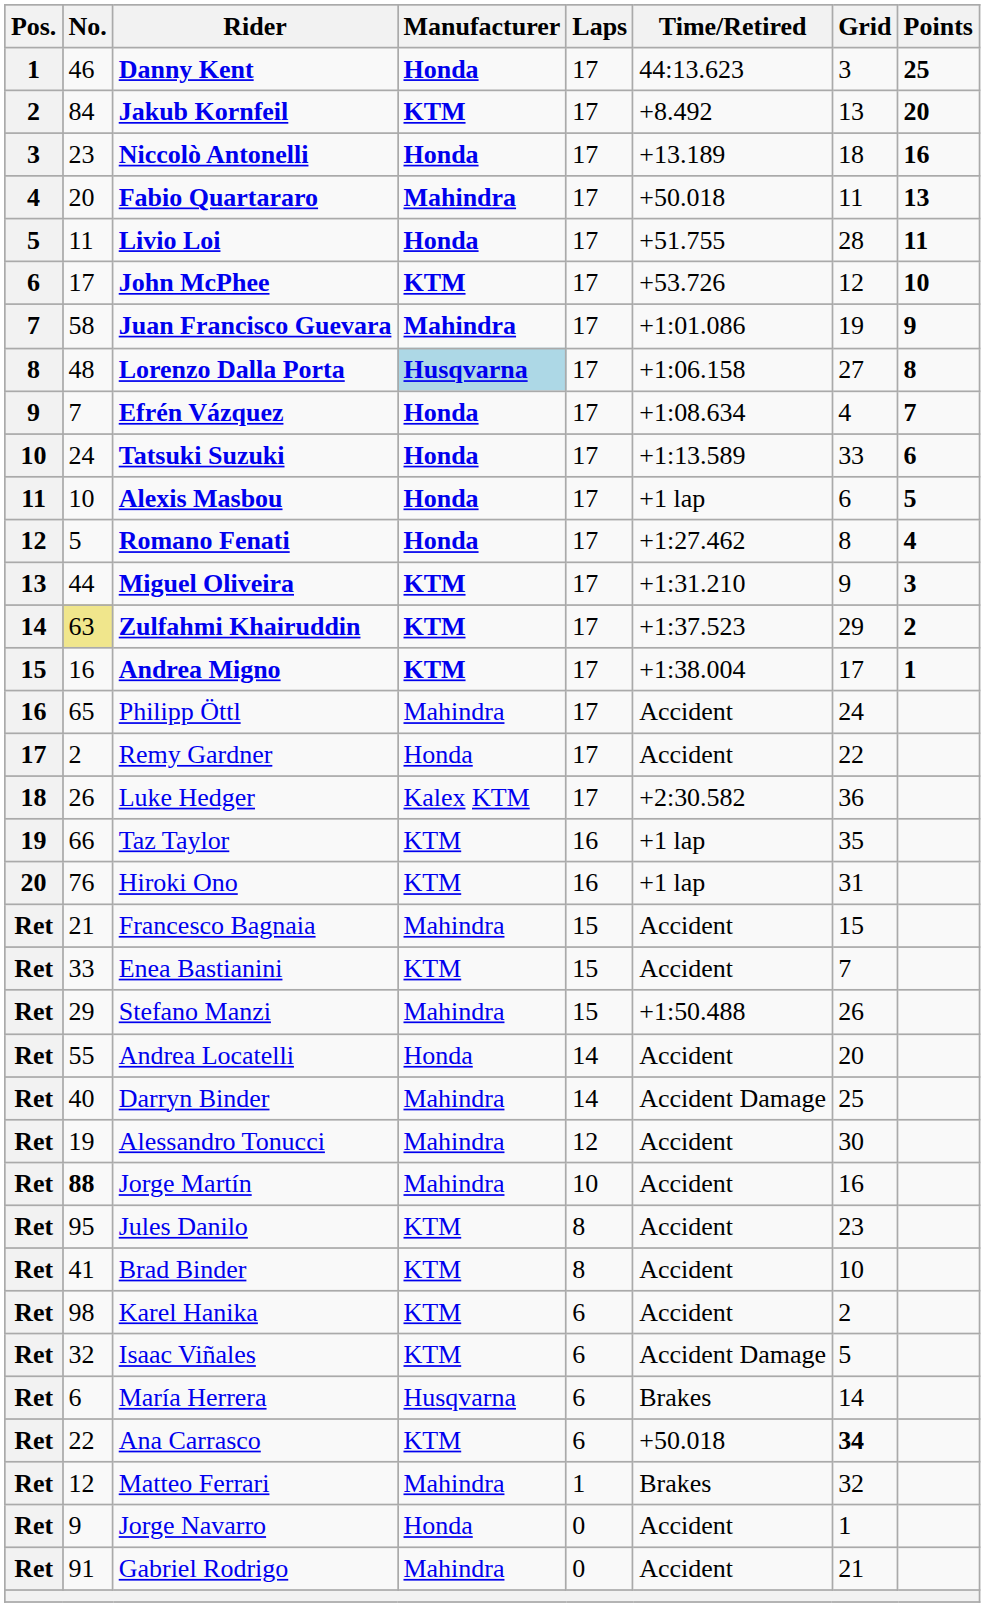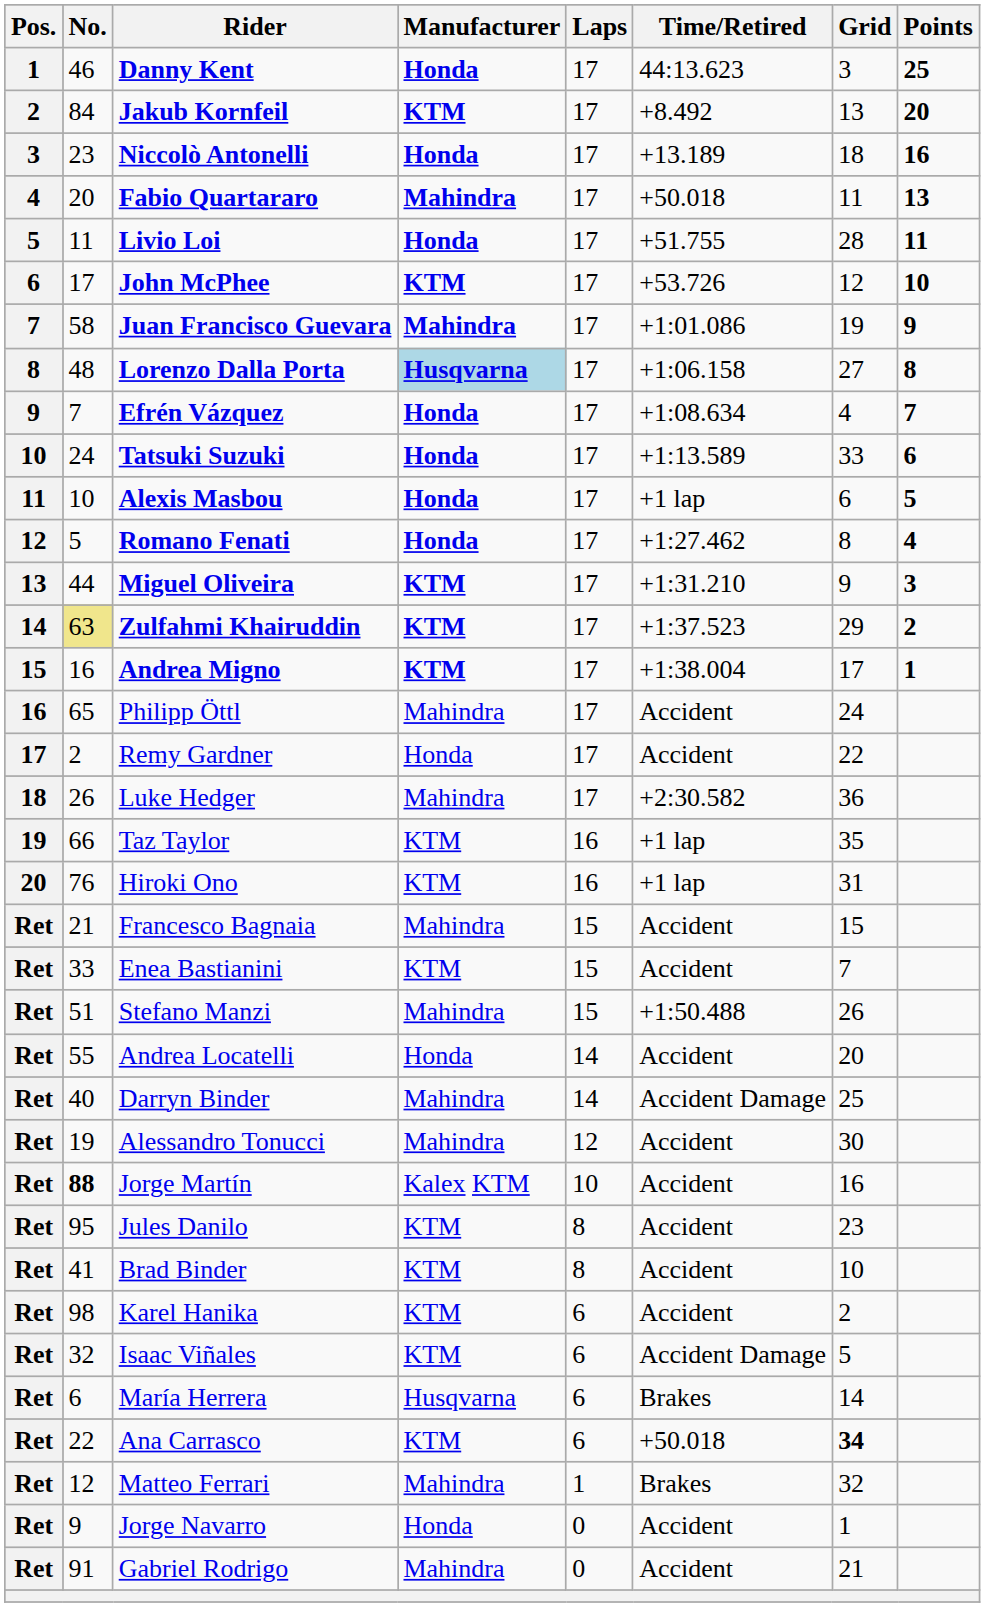(467, 797) Kalex KTM -> (454, 797) Mahindra
(81, 1011) 29 -> (81, 1011) 51
(454, 1183) Mahindra -> (467, 1183) Kalex KTM
